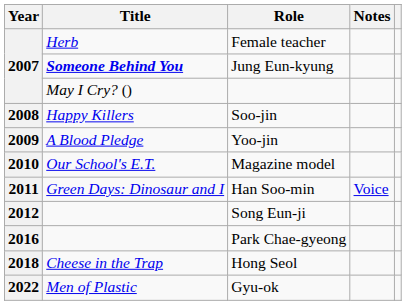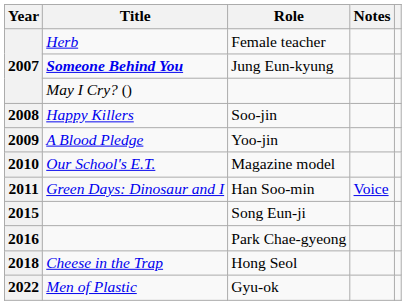(24, 213) 2012 -> (24, 213) 2015
